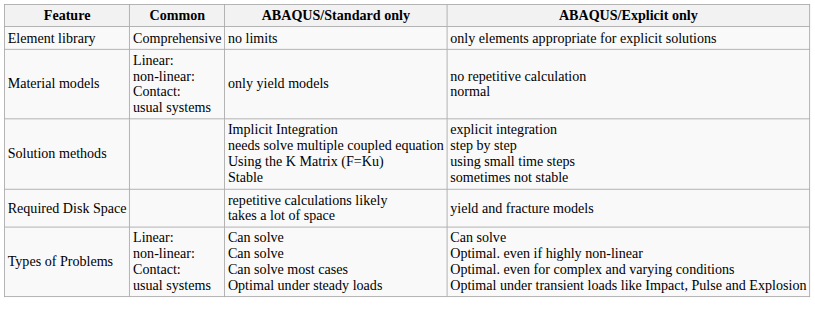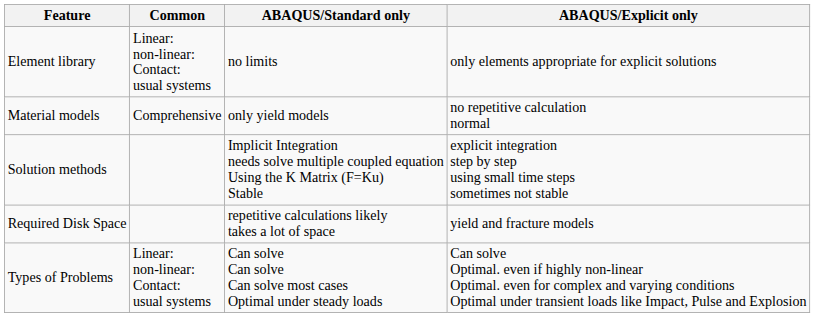(177, 37) Comprehensive -> (172, 61) Linear: non-linear: Contact: usual systems
(172, 84) Linear: non-linear: Contact: usual systems -> (177, 115) Comprehensive
